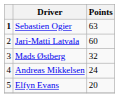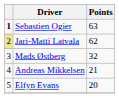(9, 41) no background -> (9, 41) khaki background
(93, 41) 60 -> (93, 41) 62
(93, 71) 24 -> (93, 71) 21
